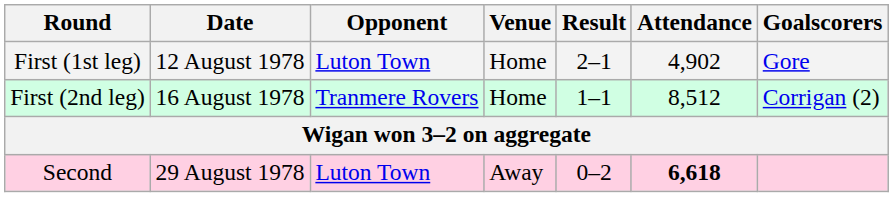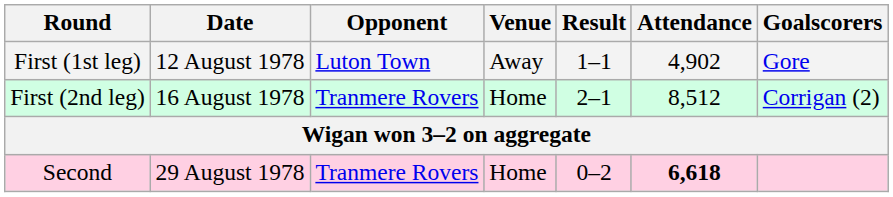(518, 60) Home -> (516, 60) Away
(594, 60) 2–1 -> (594, 60) 1–1
(594, 97) 1–1 -> (594, 97) 2–1
(373, 172) Luton Town -> (397, 172) Tranmere Rovers
(516, 172) Away -> (518, 172) Home
